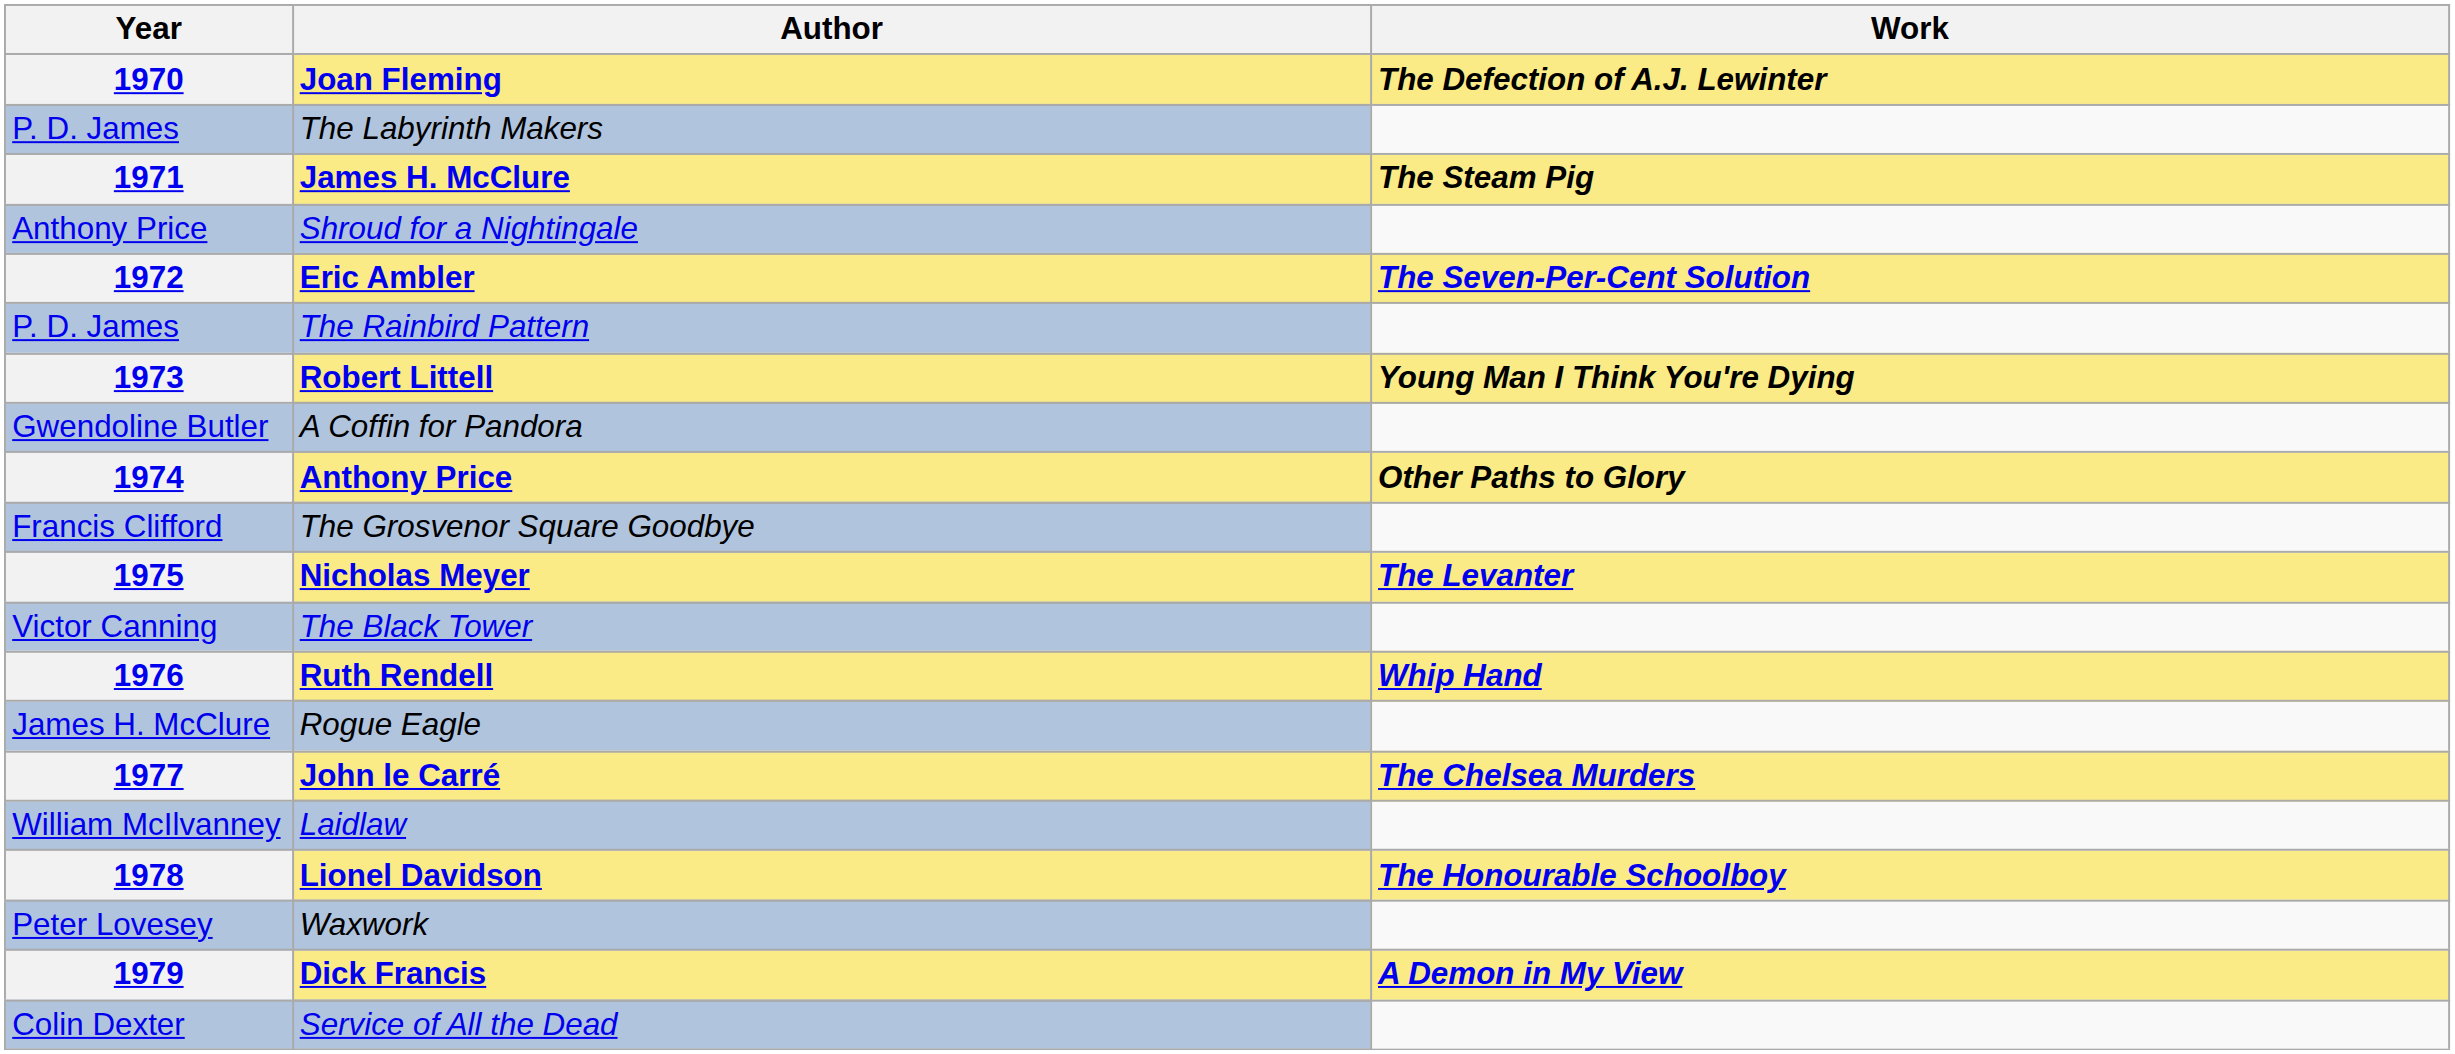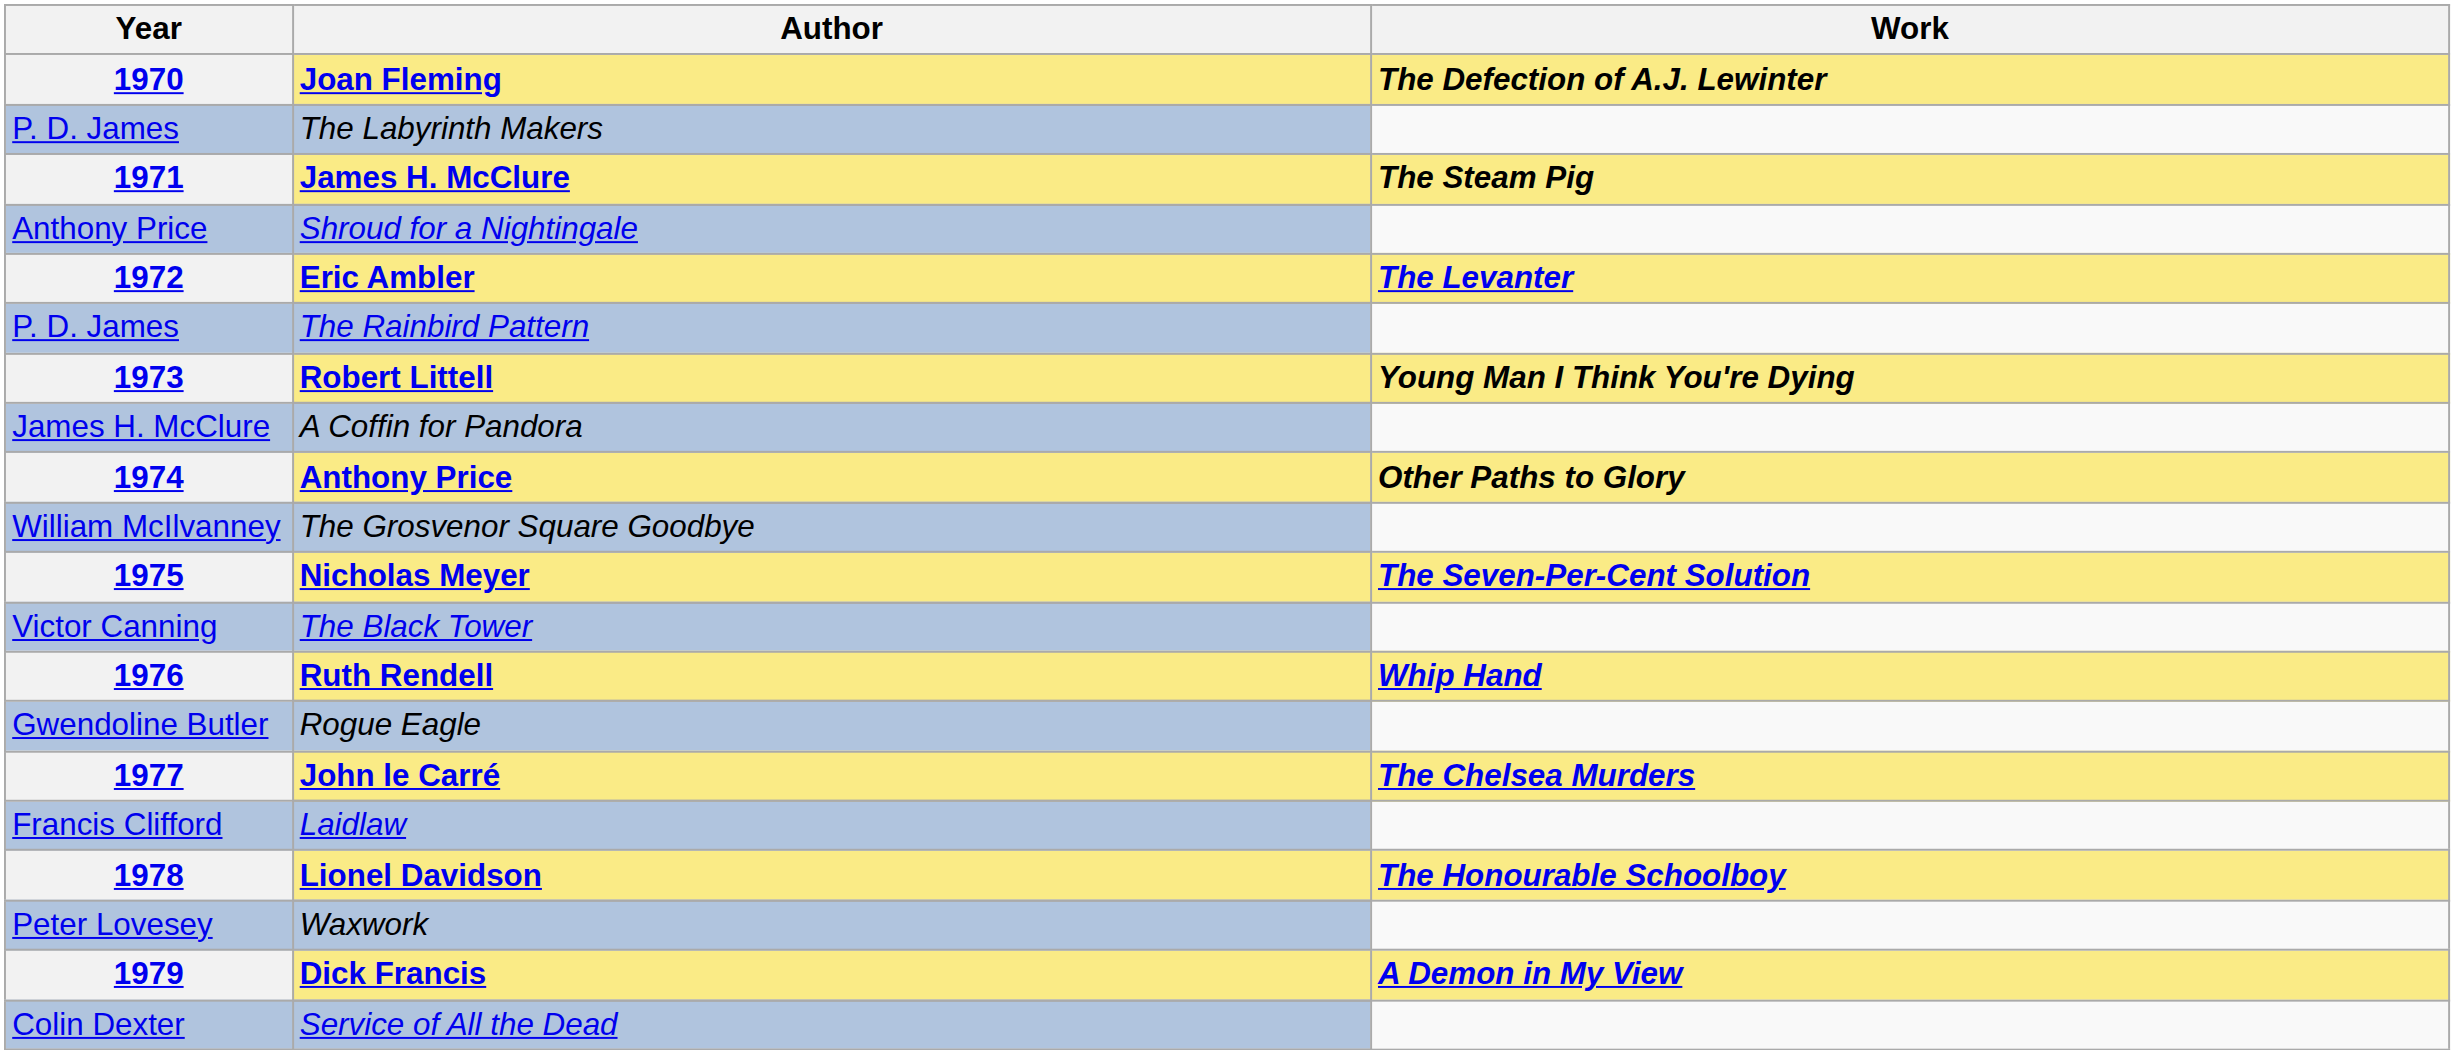(1594, 278) The Seven-Per-Cent Solution -> (1476, 278) The Levanter
(140, 427) Gwendoline Butler -> (141, 427) James H. McClure
(117, 526) Francis Clifford -> (146, 526) William McIlvanney
(1476, 576) The Levanter -> (1594, 576) The Seven-Per-Cent Solution
(141, 725) James H. McClure -> (140, 725) Gwendoline Butler
(146, 825) William McIlvanney -> (117, 825) Francis Clifford
